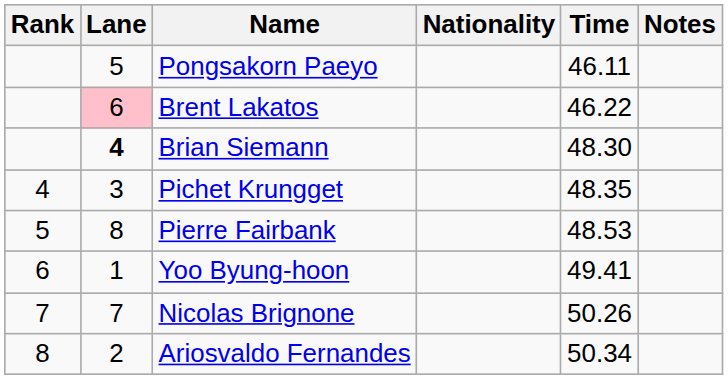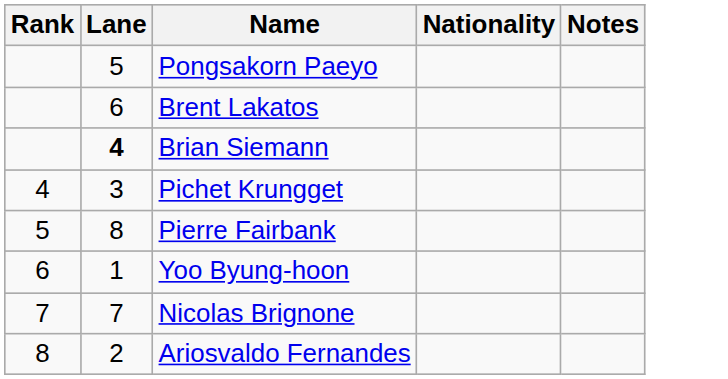- column: (600, 25)
(116, 107) pink background -> (116, 107) no background
